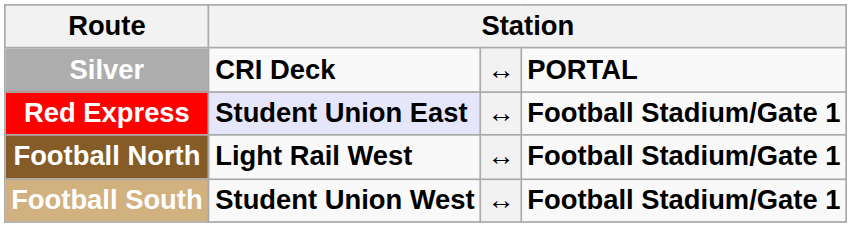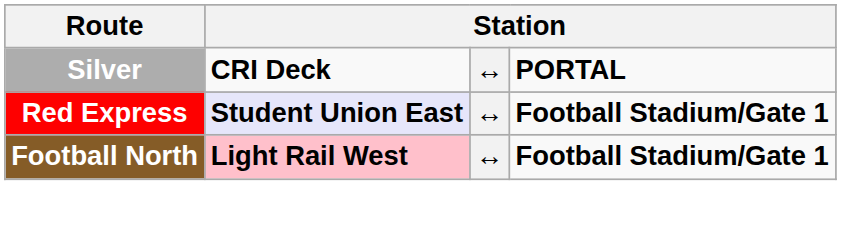(314, 156) no background -> (309, 156) pink background
- row: (107, 199)
